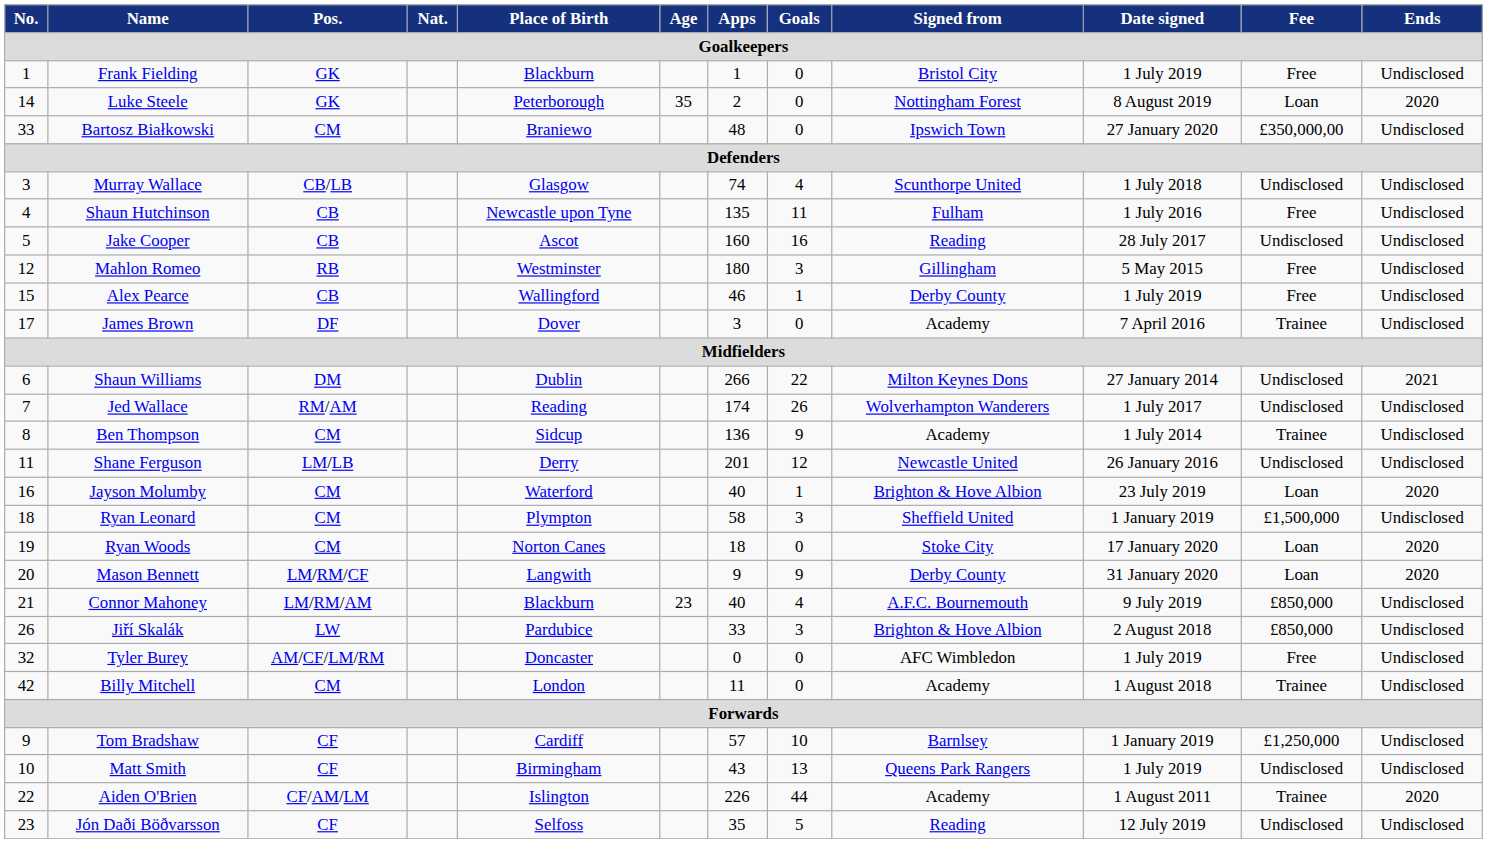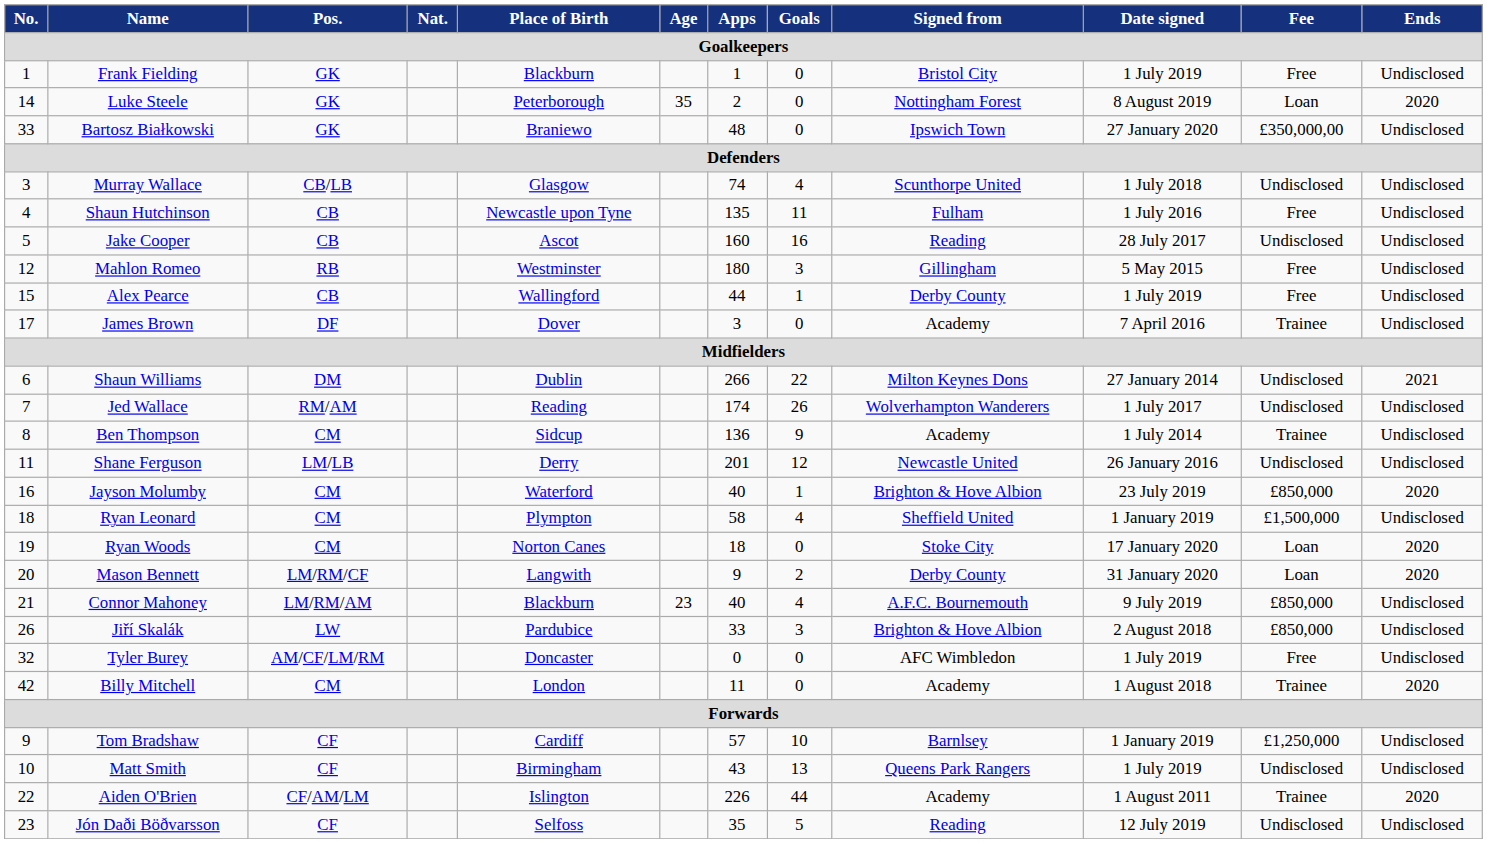(328, 129) CM -> (328, 129) GK
(737, 296) 46 -> (737, 296) 44
(1301, 491) Loan -> (1301, 491) £850,000
(799, 518) 3 -> (799, 518) 4
(799, 574) 9 -> (799, 574) 2
(1422, 685) Undisclosed -> (1422, 685) 2020
